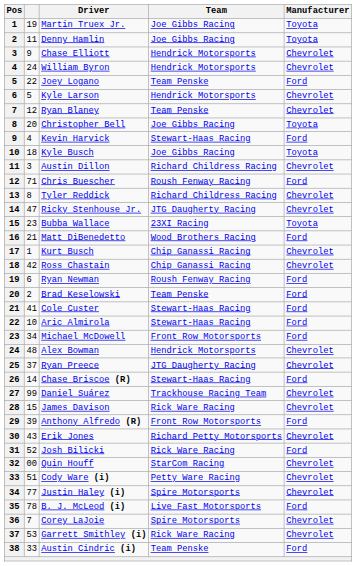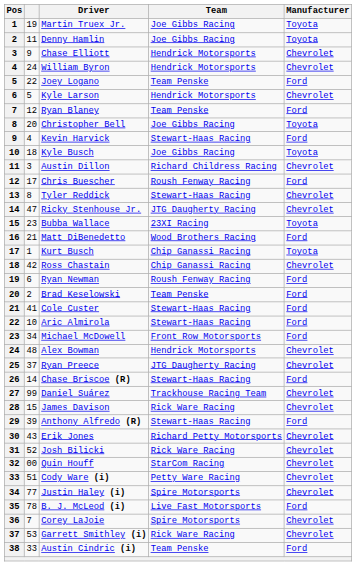(310, 111) Chevrolet -> (297, 111) Ford
(32, 182) 71 -> (32, 182) 17
(214, 196) Richard Childress Racing -> (201, 196) Stewart-Haas Racing
(310, 252) Chevrolet -> (302, 252) Toyota
(206, 422) Front Row Motorsports -> (201, 422) Stewart-Haas Racing
(297, 451) Ford -> (310, 451) Chevrolet
